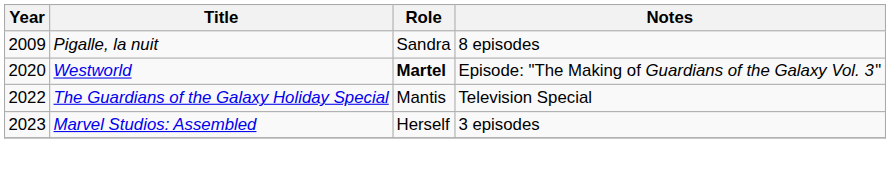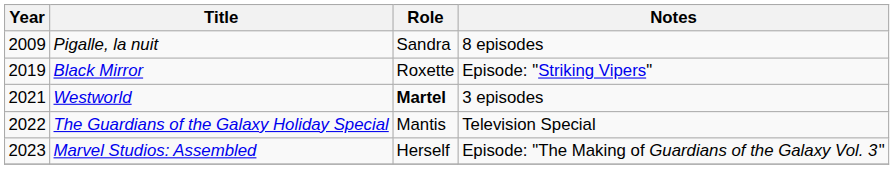+ row: (98, 71)
(27, 71) 2020 -> (27, 97) 2021
(670, 71) Episode: "The Making of Guardians of the Galaxy Vol. 3 " -> (503, 97) 3 episodes
(499, 124) 3 episodes -> (673, 151) Episode: "The Making of Guardians of the Galaxy Vol. 3 "
